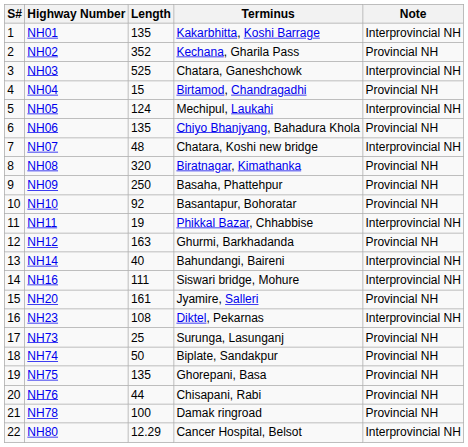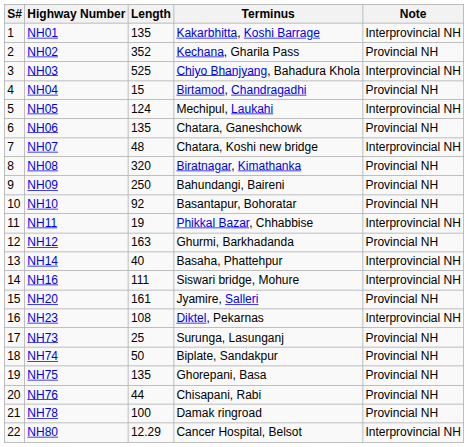(239, 71) Chatara, Ganeshchowk -> (268, 71) Chiyo Bhanjyang, Bahadura Khola
(268, 128) Chiyo Bhanjyang, Bahadura Khola -> (239, 128) Chatara, Ganeshchowk
(229, 185) Basaha, Phattehpur -> (230, 185) Bahundangi, Baireni
(230, 261) Bahundangi, Baireni -> (229, 261) Basaha, Phattehpur
